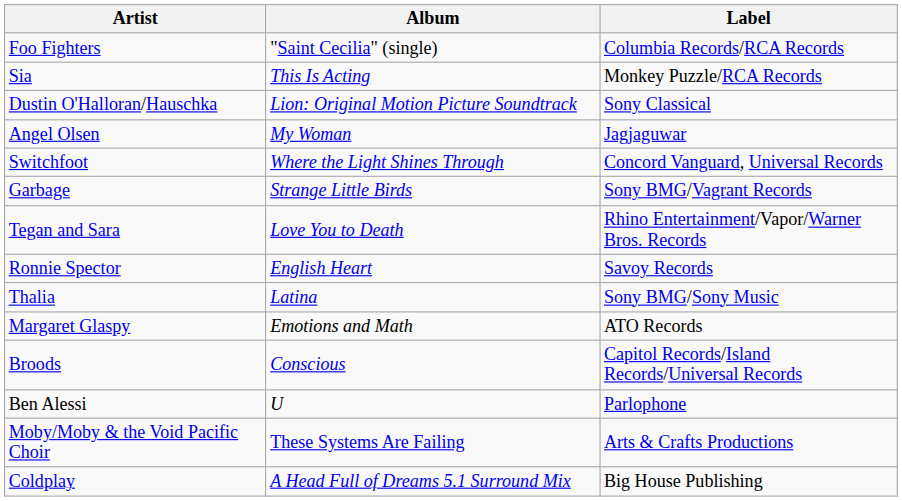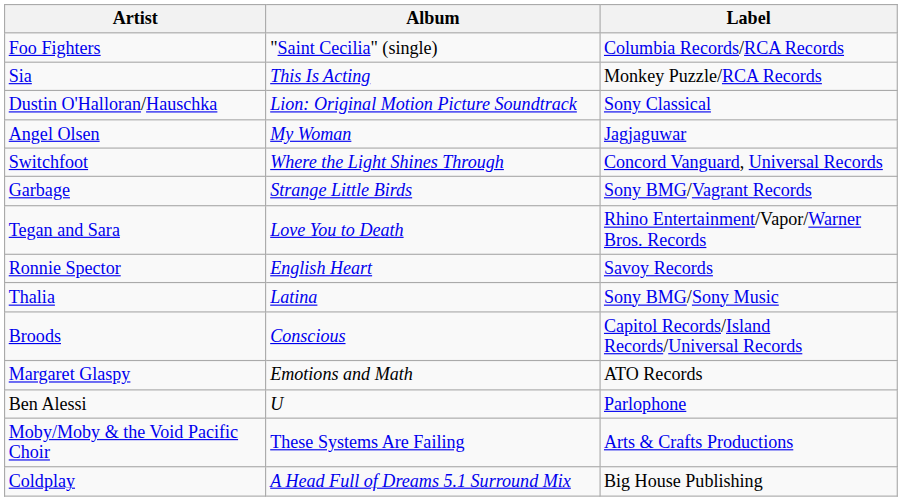rows swapped: (35, 364) <-> (70, 325)
